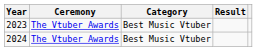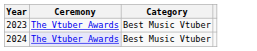- column: (230, 11)
(75, 39) no background -> (75, 39) lavender background
